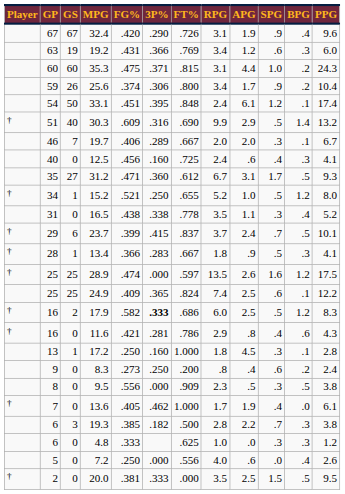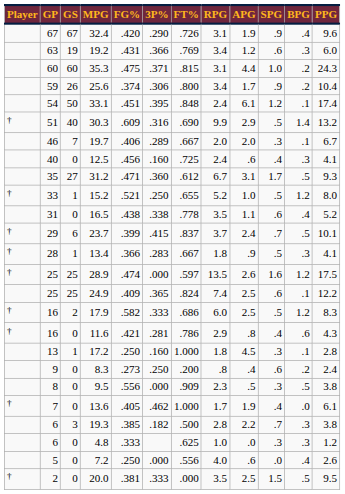(52, 195) 34 -> (52, 195) 33
(278, 214) .3 -> (278, 214) .6
(159, 312) bold -> (159, 312) normal
